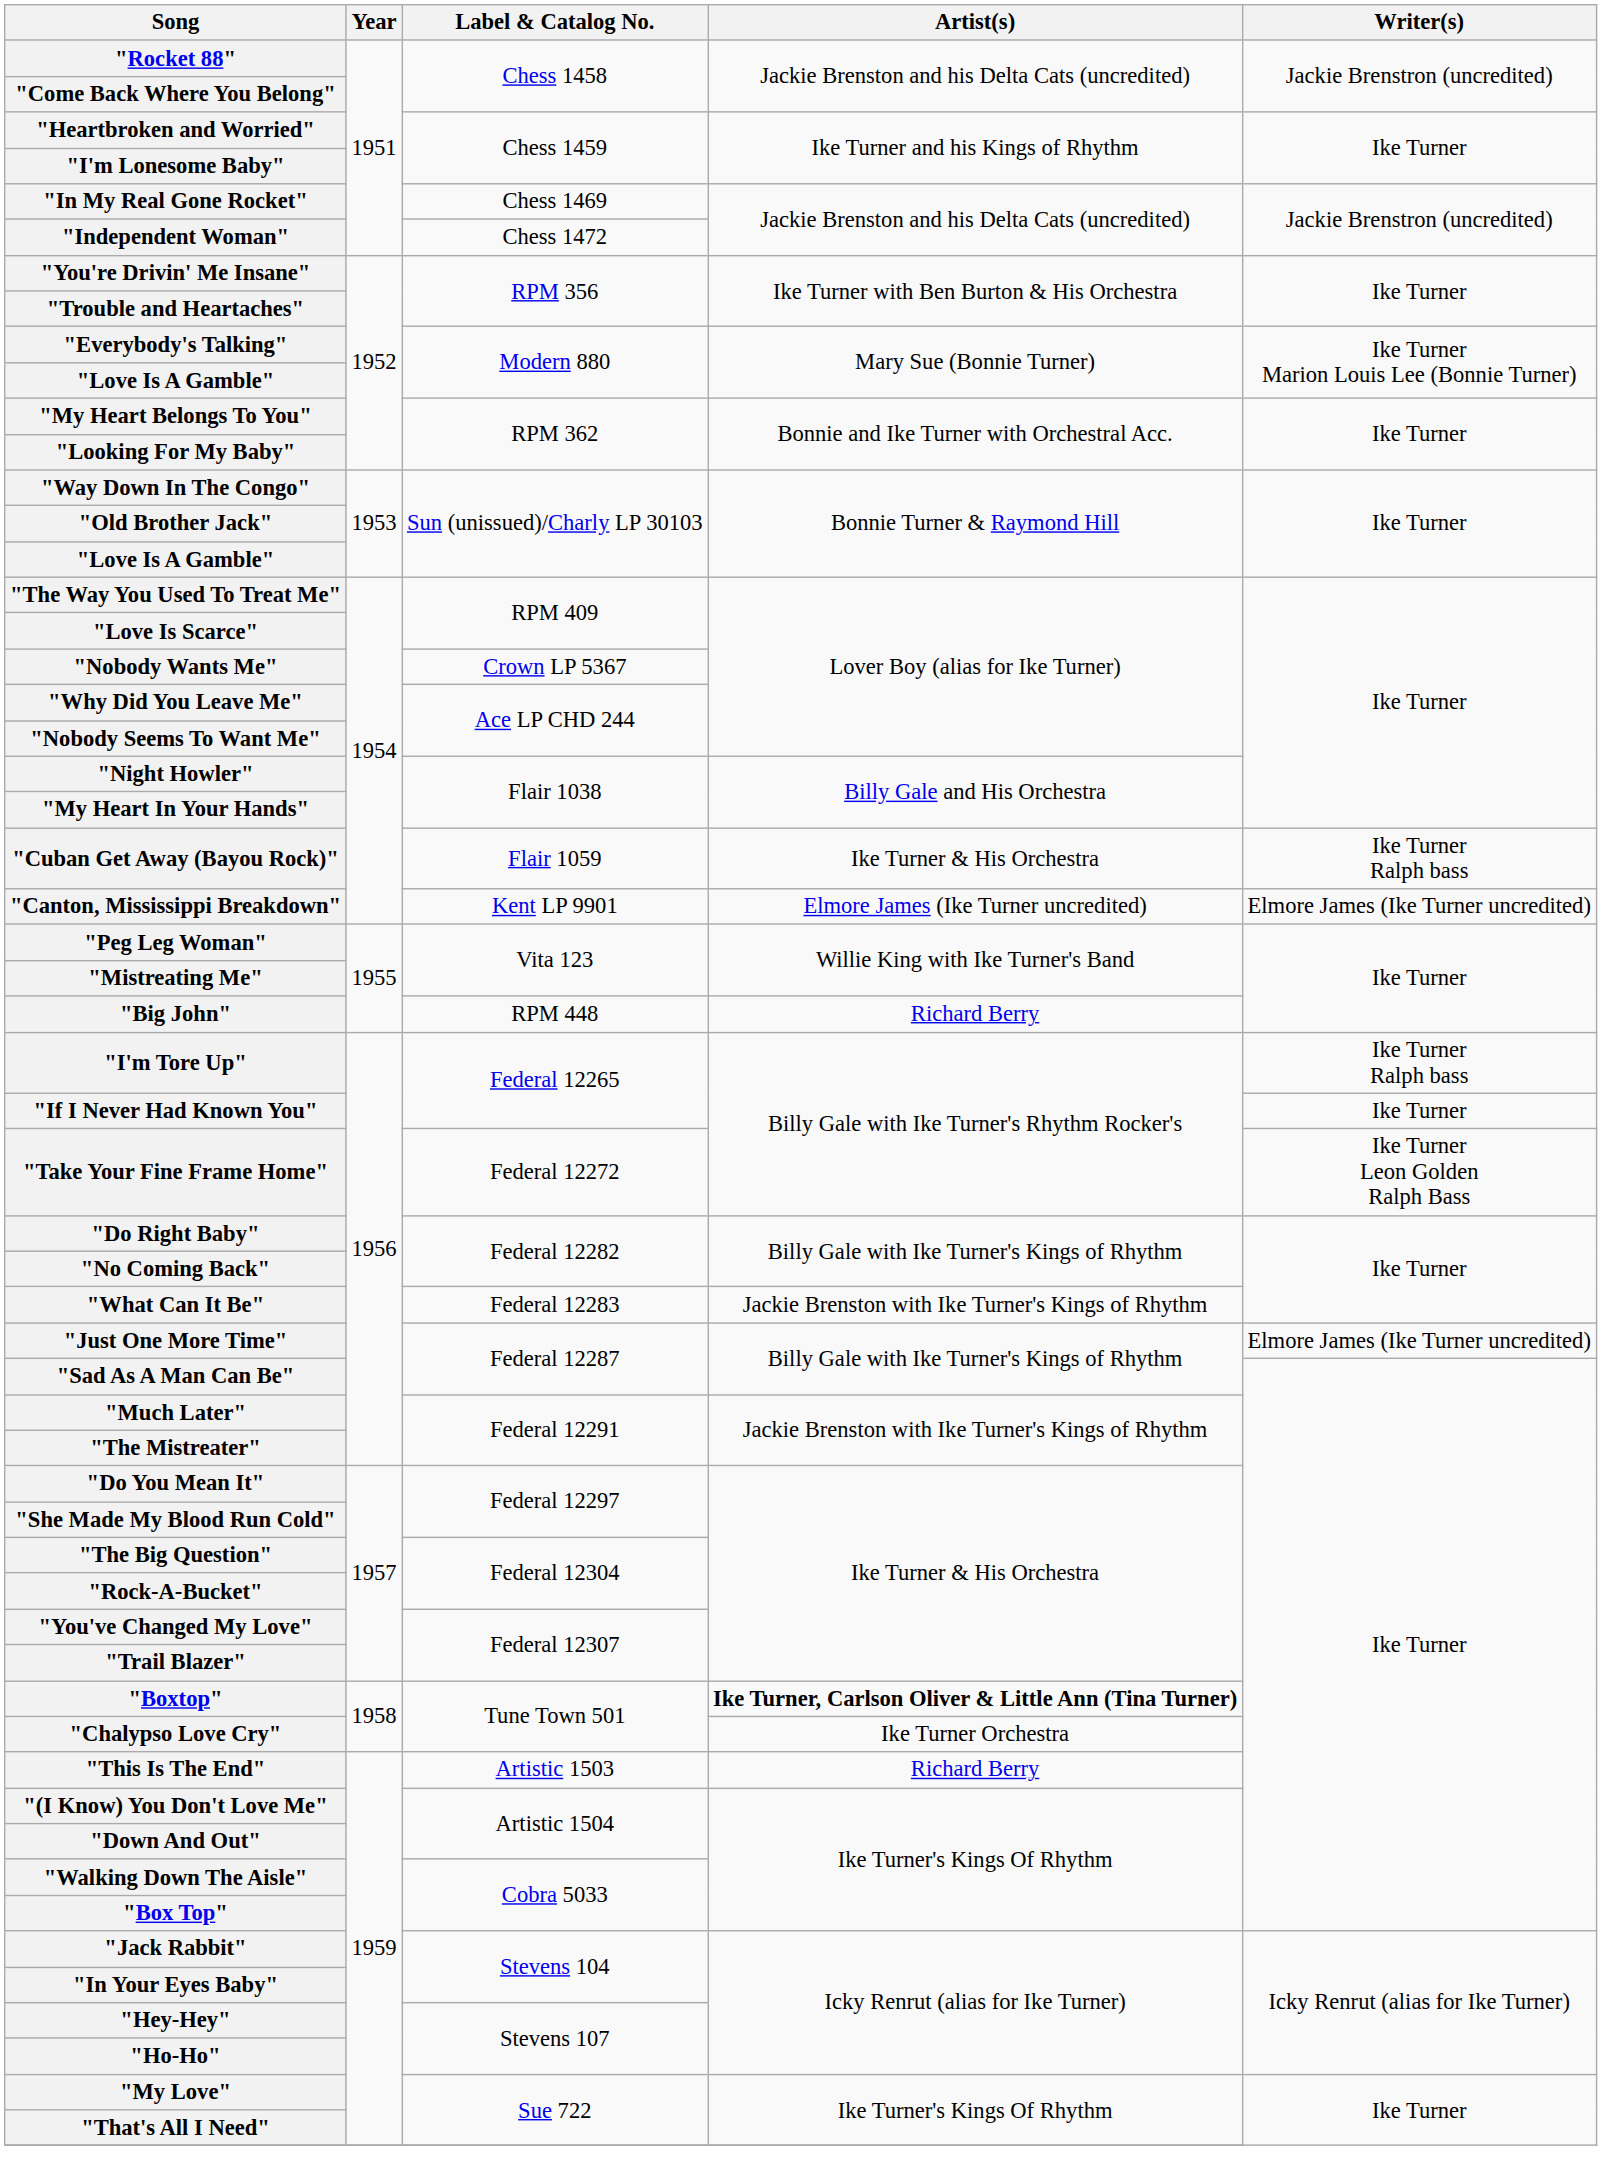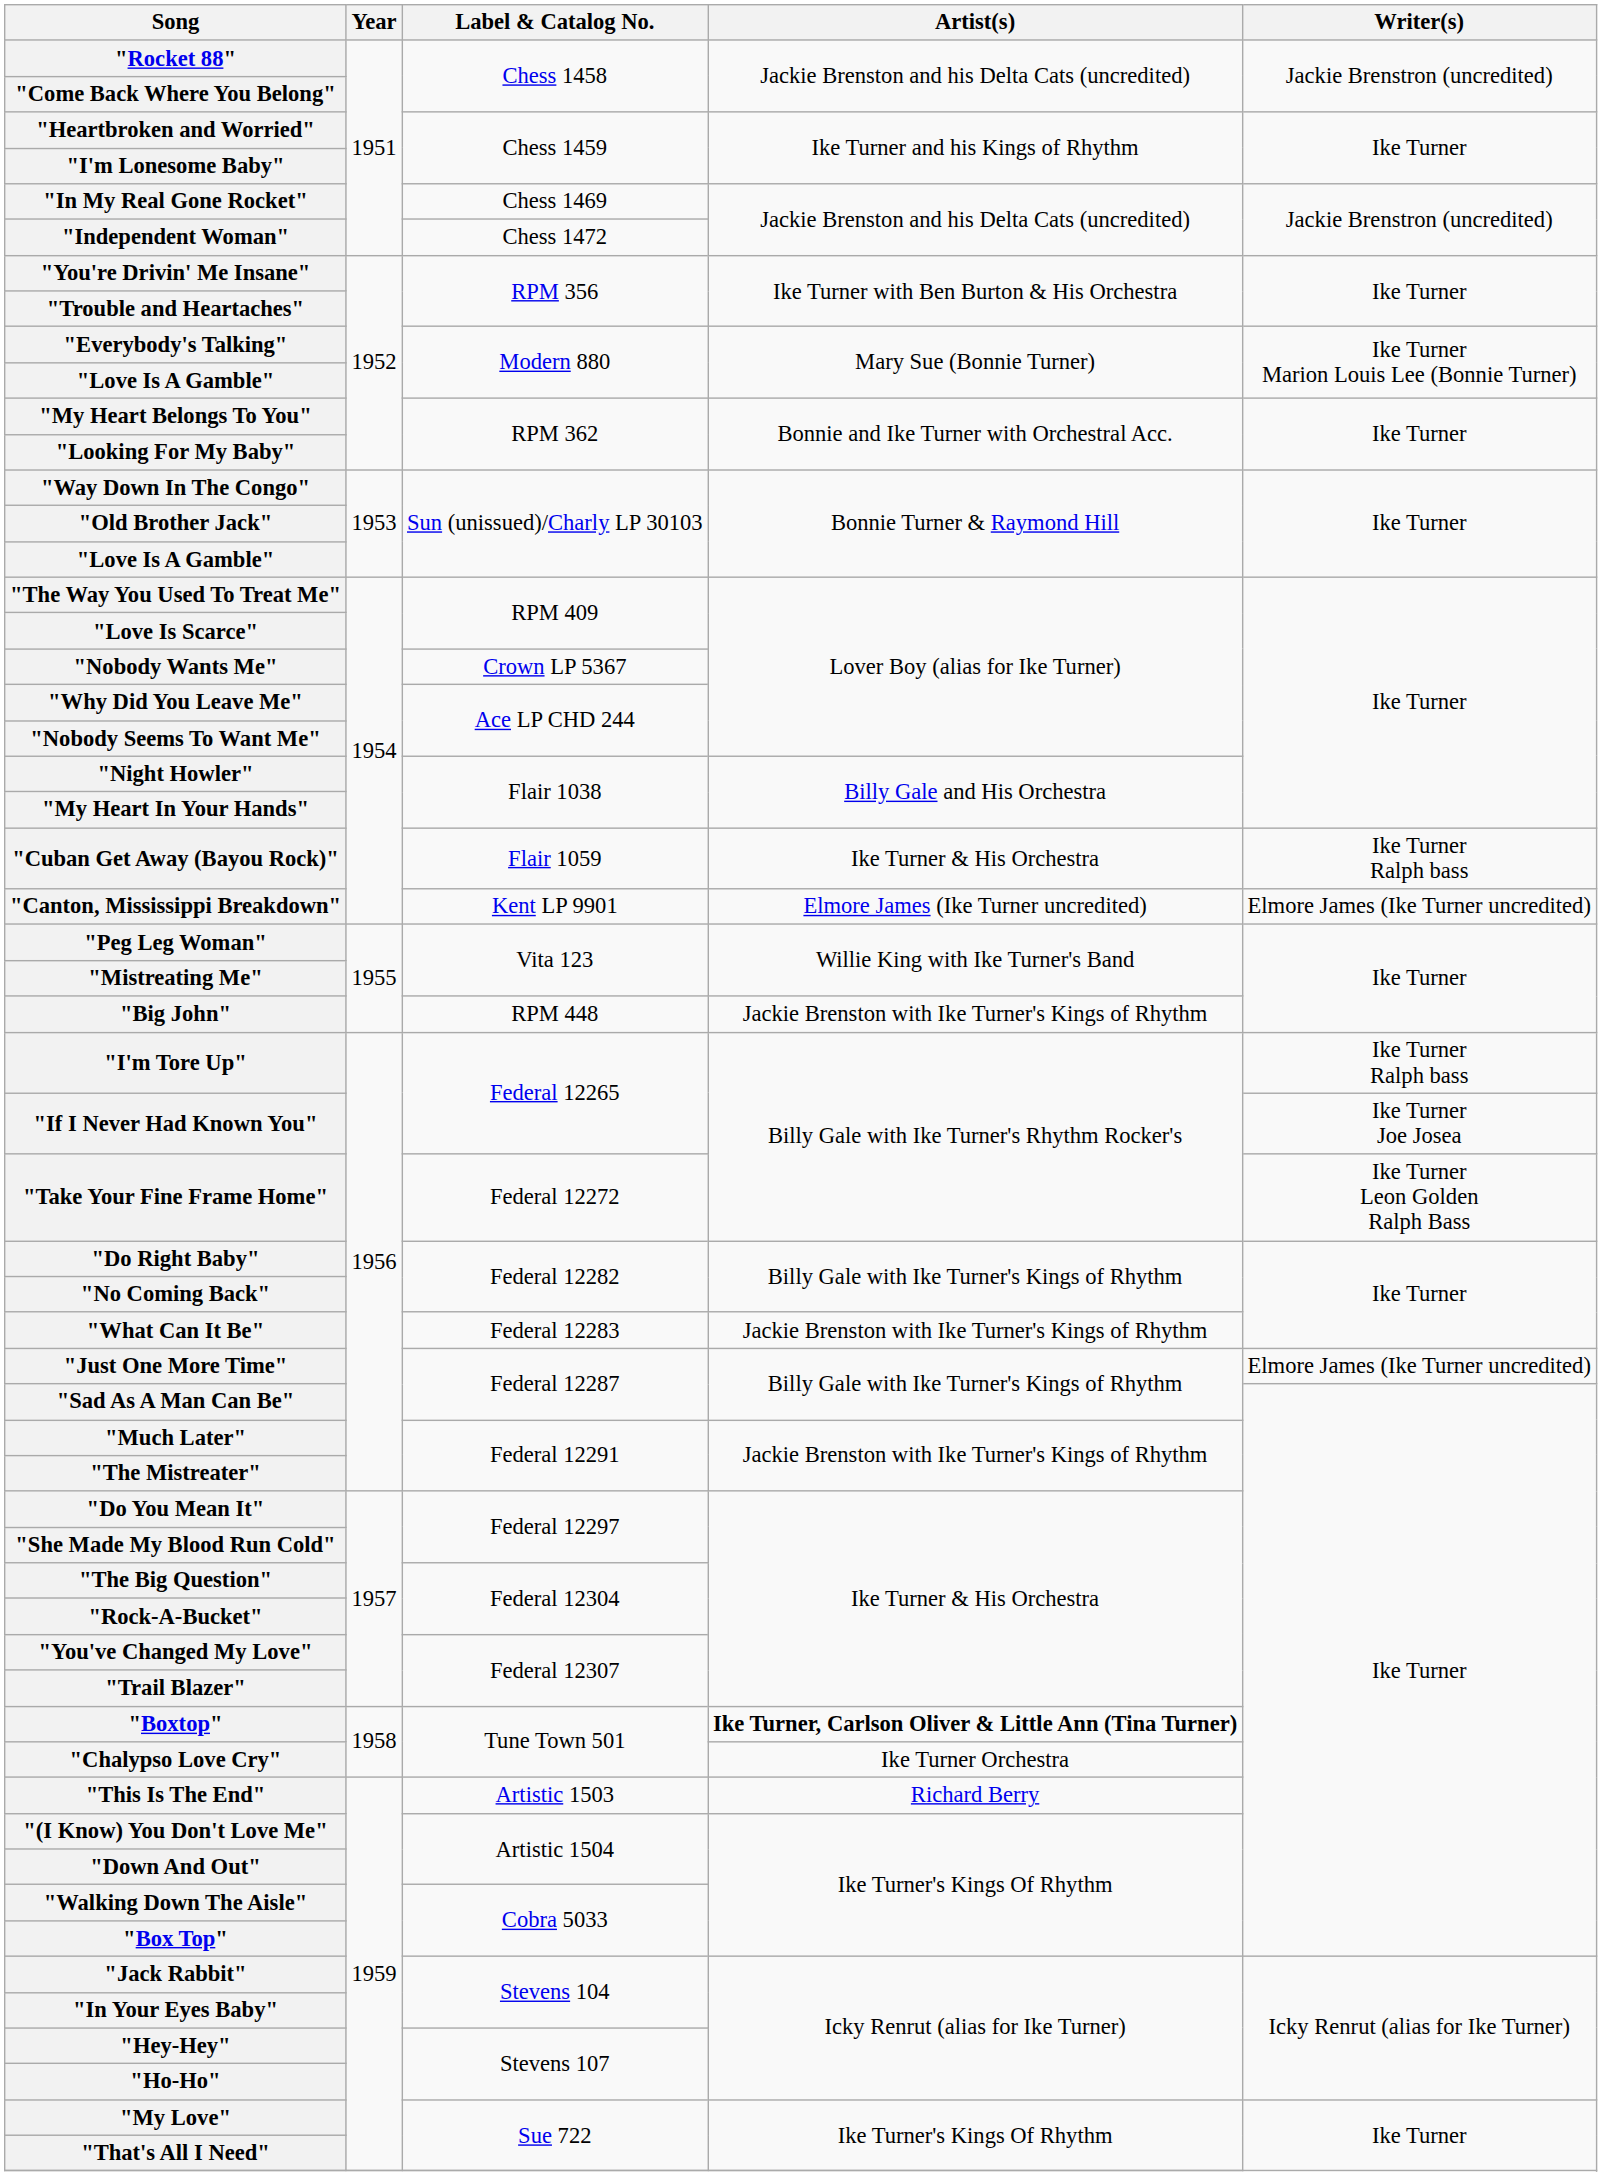(975, 1013) Richard Berry -> (975, 1013) Jackie Brenston with Ike Turner's Kings of Rhythm
(1419, 1110) Ike Turner -> (1419, 1123) Ike Turner Joe Josea
